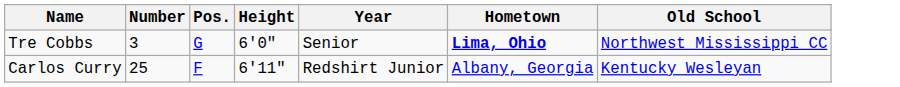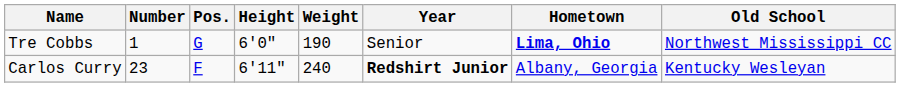+ column: (331, 17)
(134, 43) 3 -> (134, 43) 1
(139, 69) 25 -> (139, 69) 23
(373, 69) normal -> (438, 69) bold
